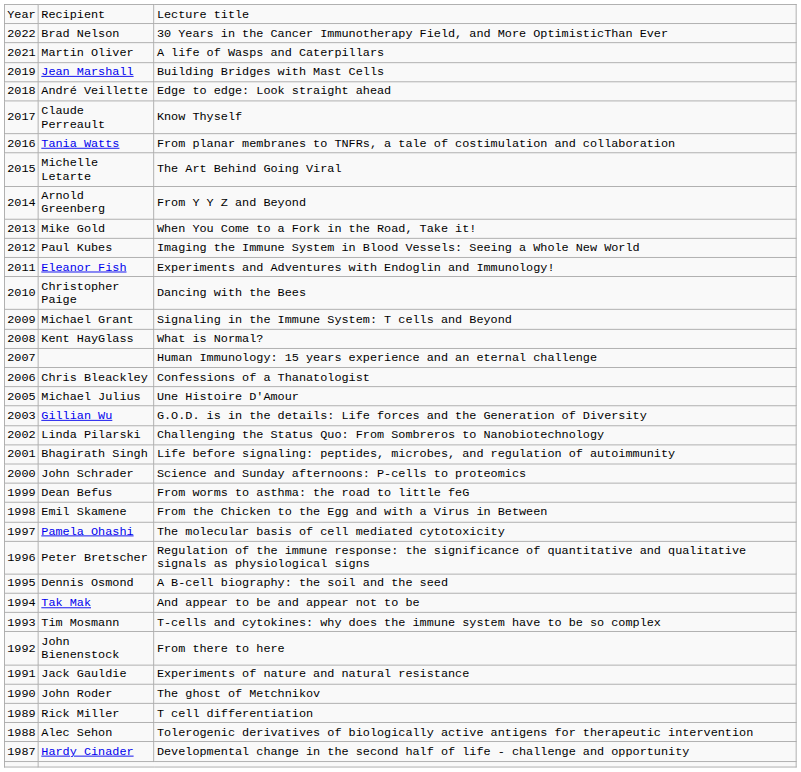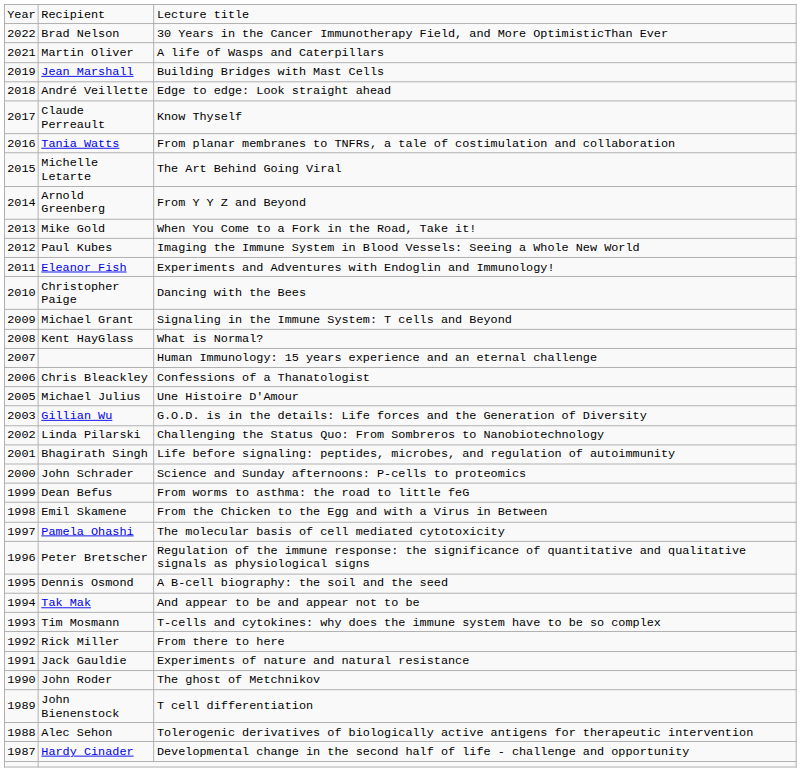(80, 648) John Bienenstock -> (80, 641) Rick Miller
(80, 713) Rick Miller -> (80, 706) John Bienenstock
